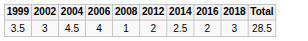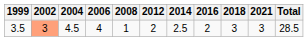+ column: (261, 12)
(45, 28) no background -> (45, 28) lightsalmon background
